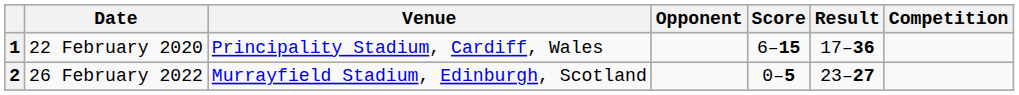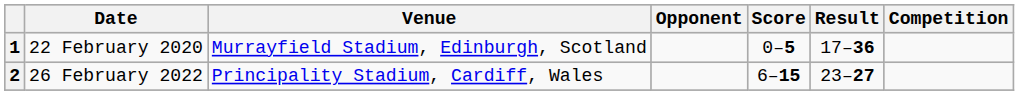(408, 48) Principality Stadium, Cardiff, Wales -> (429, 48) Murrayfield Stadium, Edinburgh, Scotland
(779, 48) 6–15 -> (779, 48) 0–5
(429, 76) Murrayfield Stadium, Edinburgh, Scotland -> (408, 76) Principality Stadium, Cardiff, Wales
(779, 76) 0–5 -> (779, 76) 6–15
